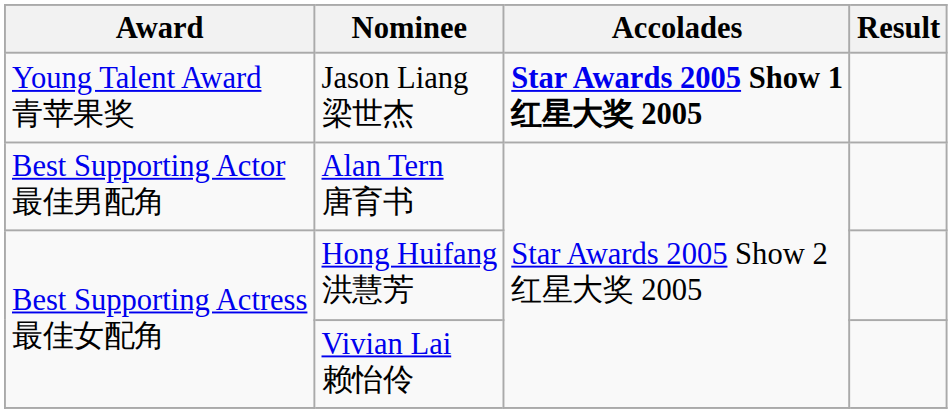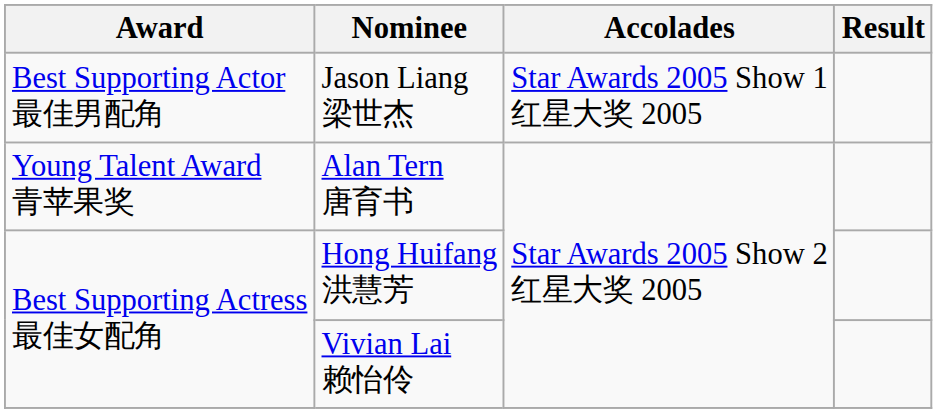(137, 95) Young Talent Award 青苹果奖 -> (149, 95) Best Supporting Actor 最佳男配角
(677, 95) bold -> (669, 95) normal
(149, 183) Best Supporting Actor 最佳男配角 -> (137, 183) Young Talent Award 青苹果奖
